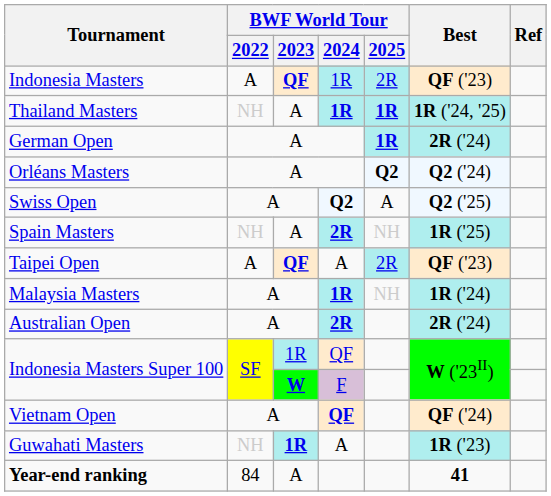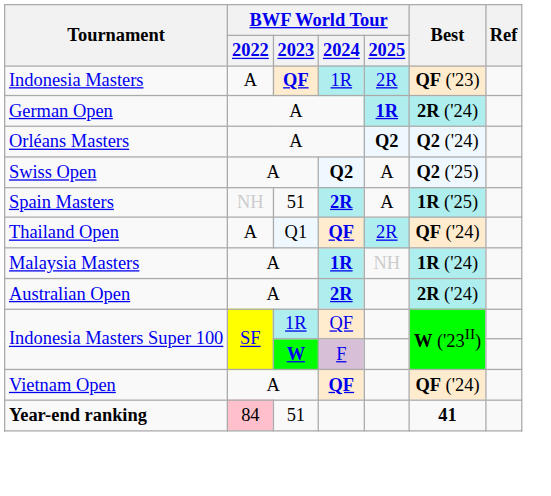- row: (73, 111)
(296, 232) A -> (296, 202) 51
(387, 232) NH -> (387, 202) A
- row: (54, 263)
+ row: (64, 232)
- row: (76, 445)
(250, 476) no background -> (250, 415) pink background
(296, 476) A -> (296, 415) 51
